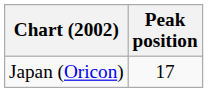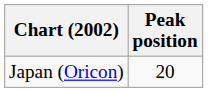(165, 71) 17 -> (165, 71) 20
